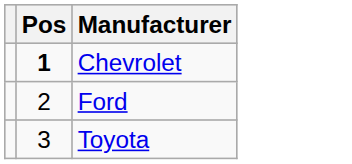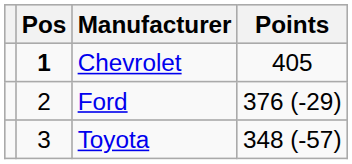+ column: (292, 24)
